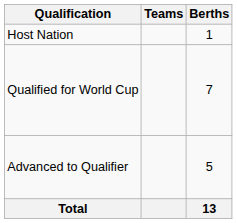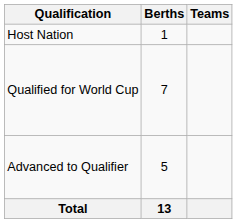columns swapped: (209, 14) <-> (164, 14)
